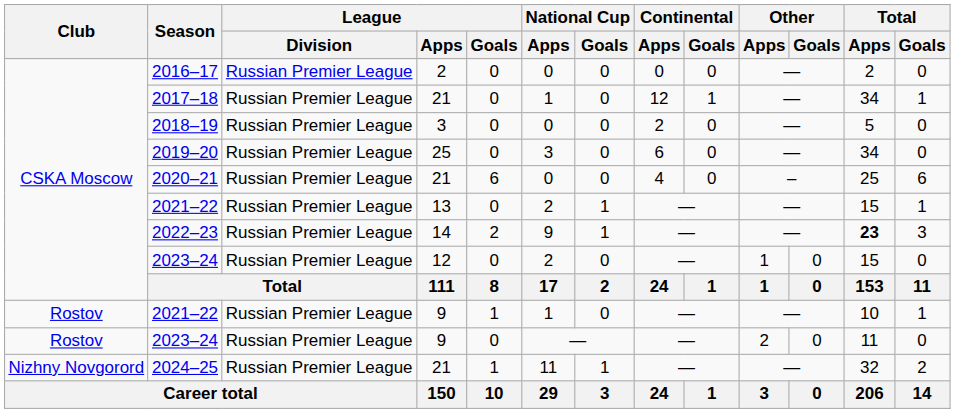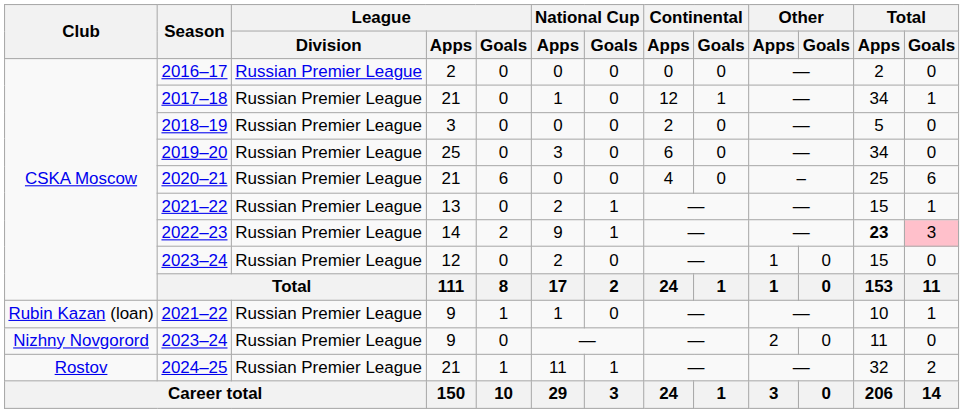(922, 233) no background -> (931, 233) pink background
(76, 313) Rostov -> (81, 313) Rubin Kazan (loan)
(76, 340) Rostov -> (81, 340) Nizhny Novgorord
(76, 367) Nizhny Novgorord -> (81, 367) Rostov
